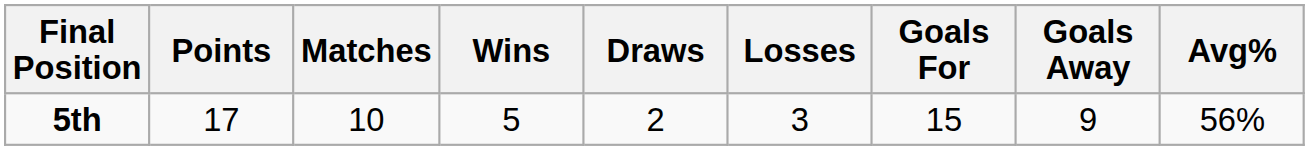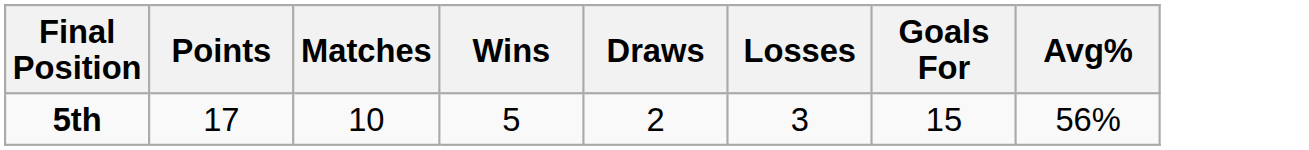- column: (1088, 49)
